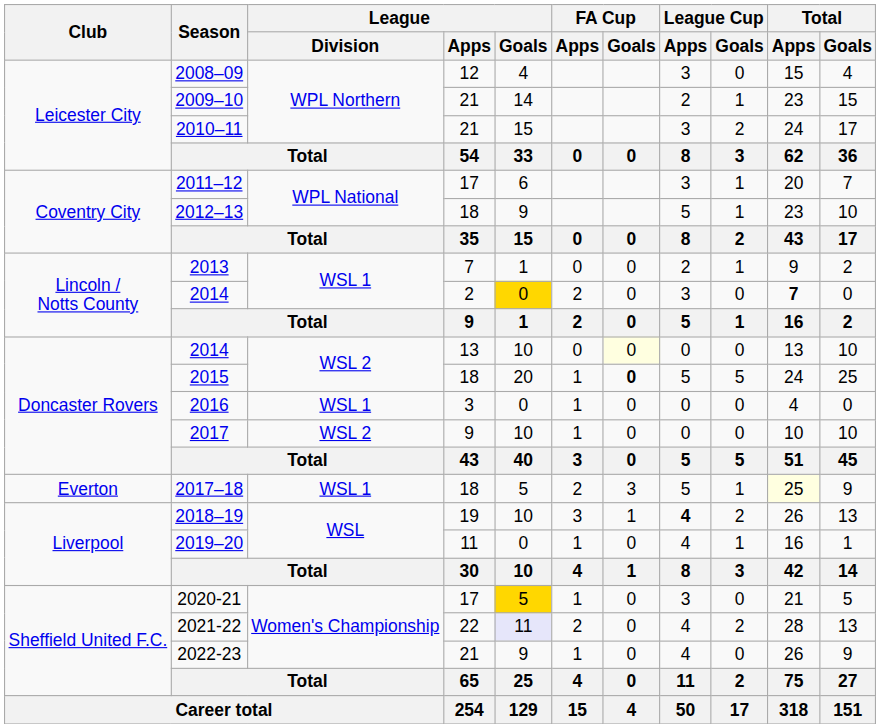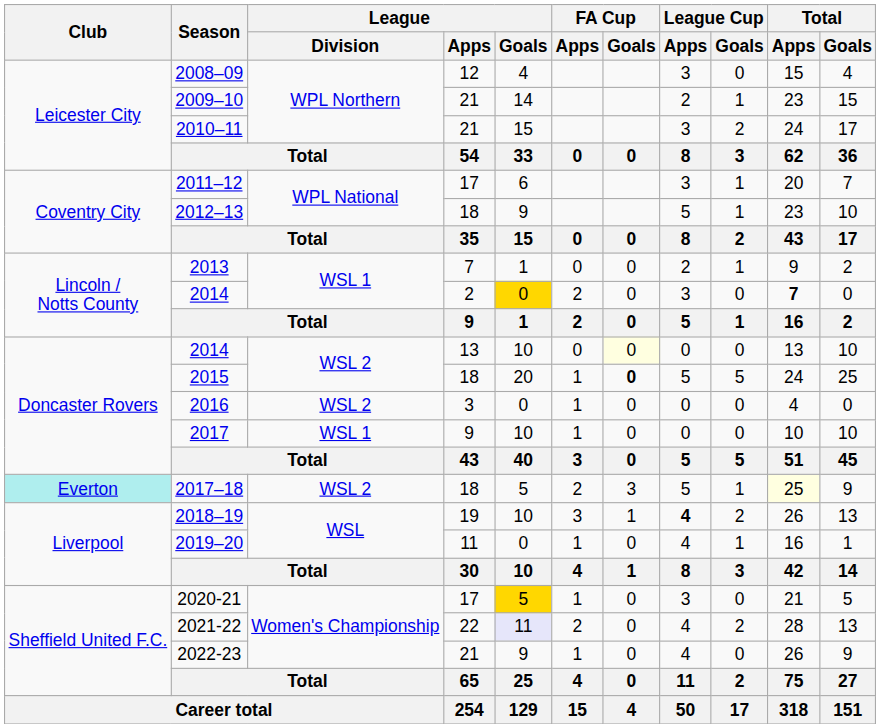(345, 405) WSL 1 -> (345, 405) WSL 2
(345, 433) WSL 2 -> (345, 433) WSL 1
(88, 488) no background -> (88, 488) paleturquoise background
(345, 488) WSL 1 -> (345, 488) WSL 2
